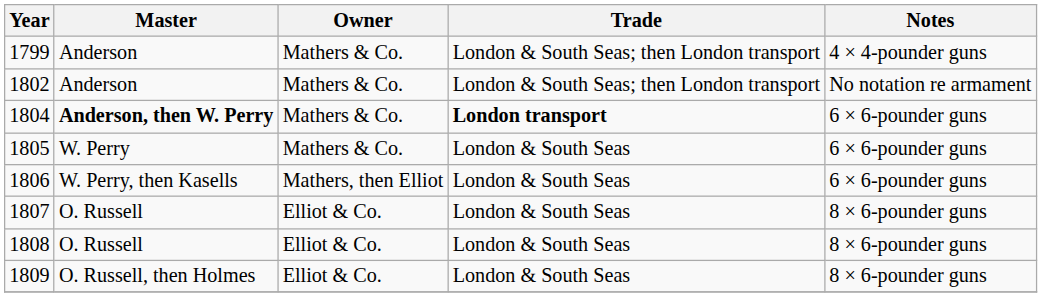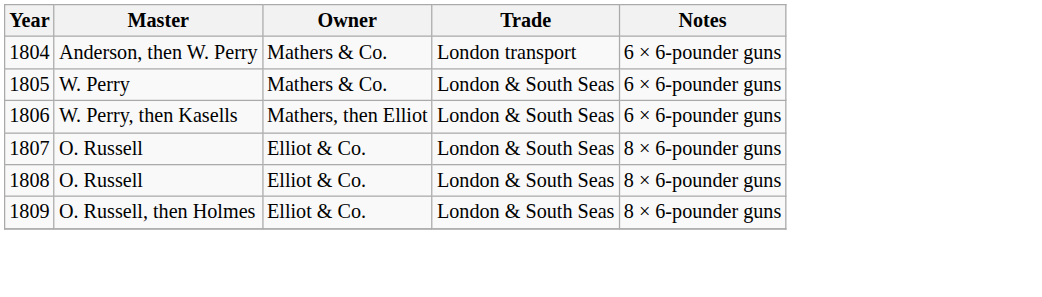- row: (29, 52)
- row: (29, 84)
(166, 116) bold -> (158, 52) normal
(530, 116) bold -> (507, 52) normal
